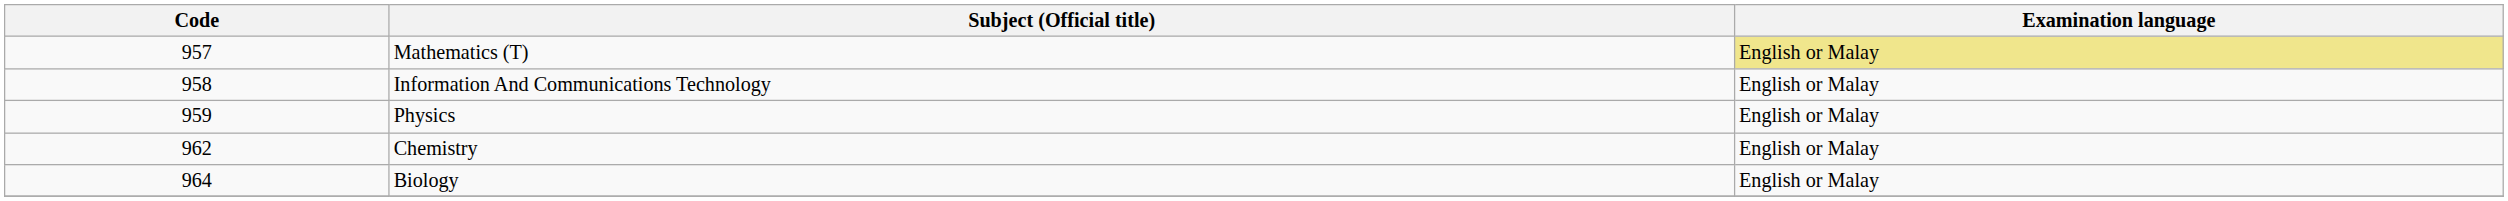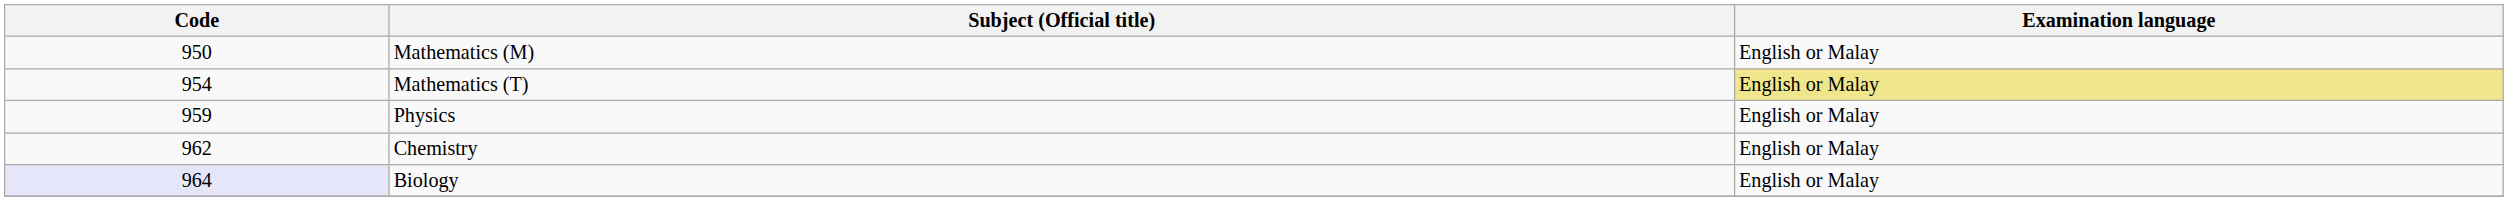+ row: (464, 52)
(197, 52) 957 -> (197, 84) 954
- row: (582, 84)
(197, 180) no background -> (197, 180) lavender background
